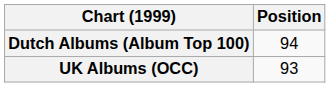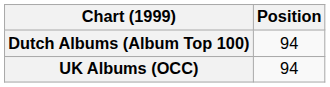(289, 69) 93 -> (289, 69) 94
